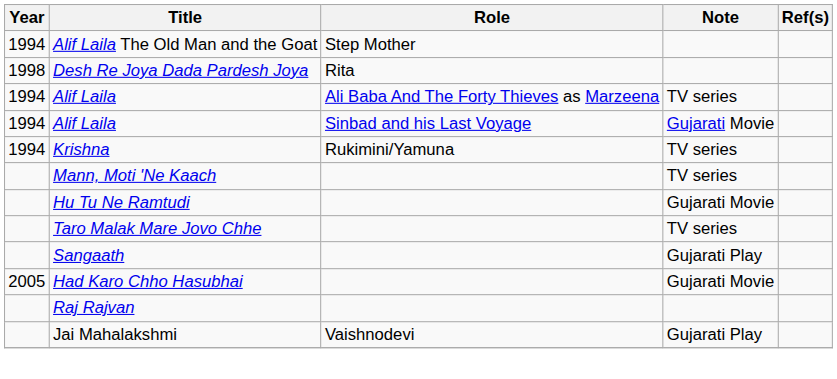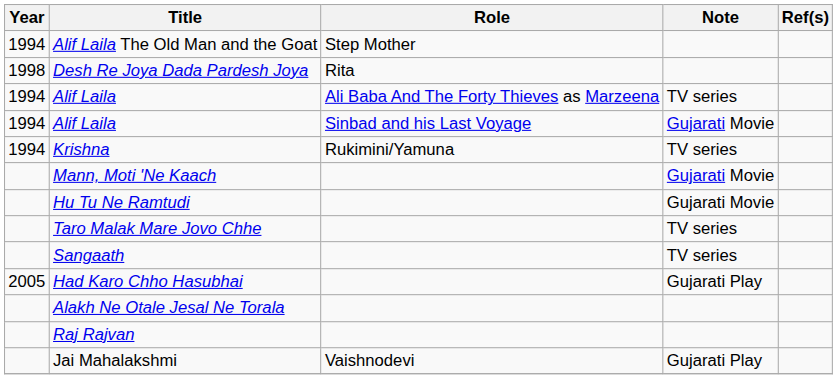(702, 176) TV series -> (721, 176) Gujarati Movie
(714, 255) Gujarati Play -> (702, 255) TV series
(721, 281) Gujarati Movie -> (714, 281) Gujarati Play
+ row: (169, 307)
